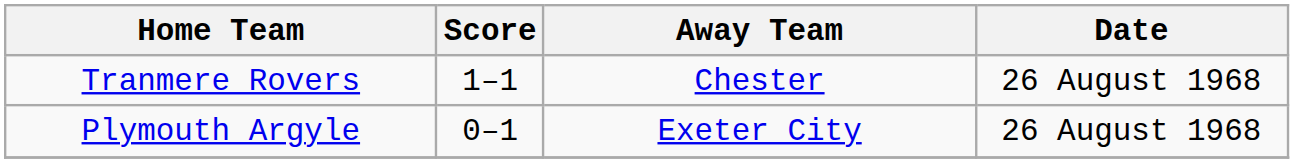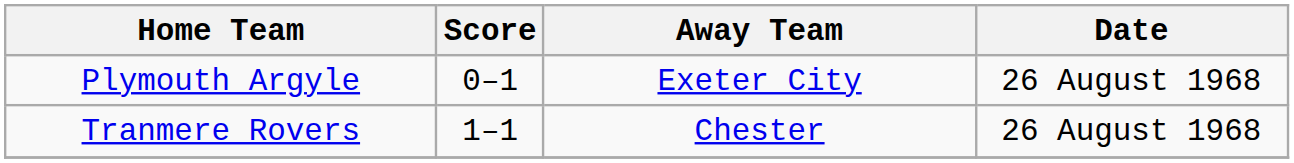rows swapped: (221, 131) <-> (221, 81)
